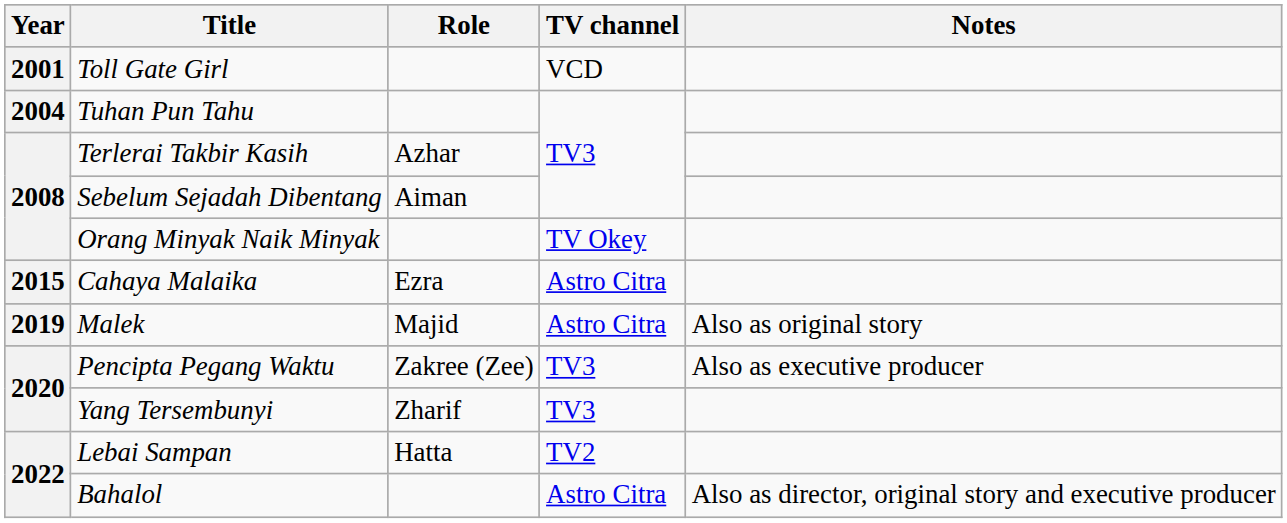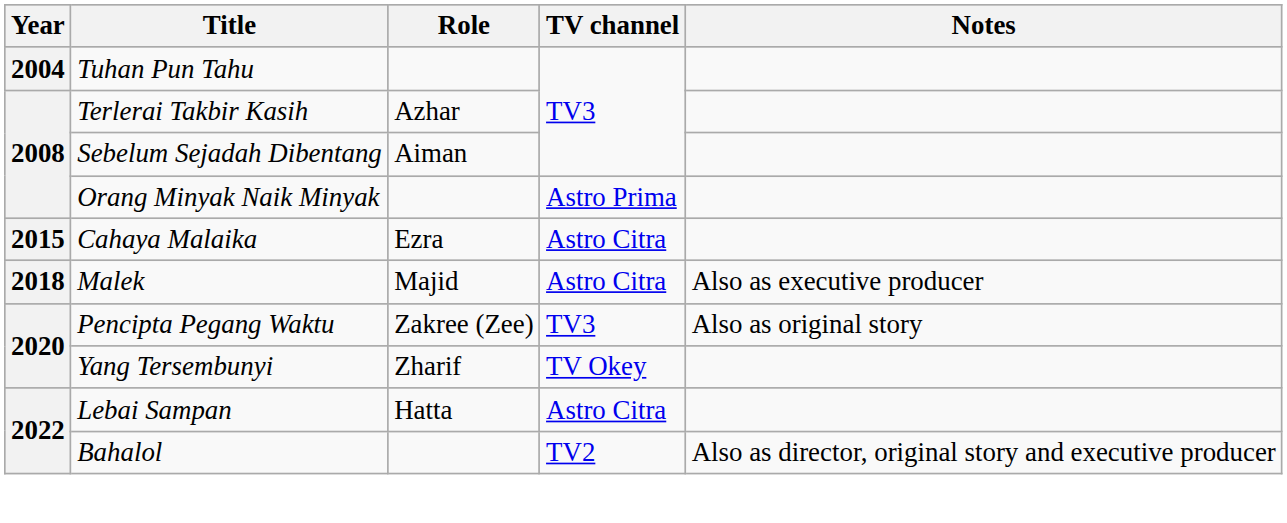- row: (153, 68)
(596, 238) TV Okey -> (611, 196) Astro Prima
(38, 324) 2019 -> (38, 281) 2018
(807, 324) Also as original story -> (838, 281) Also as executive producer
(838, 366) Also as executive producer -> (807, 324) Also as original story
(571, 409) TV3 -> (596, 366) TV Okey
(571, 452) TV2 -> (606, 409) Astro Citra
(606, 494) Astro Citra -> (571, 452) TV2
